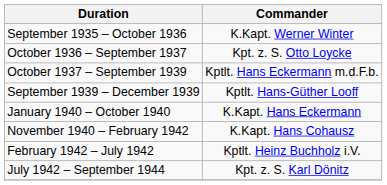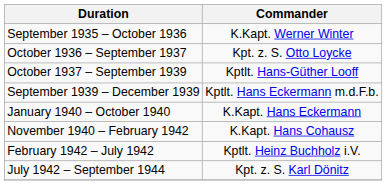(292, 72) Kptlt. Hans Eckermann m.d.F.b. -> (292, 72) Kptlt. Hans-Güther Looff
(292, 92) Kptlt. Hans-Güther Looff -> (292, 92) Kptlt. Hans Eckermann m.d.F.b.
